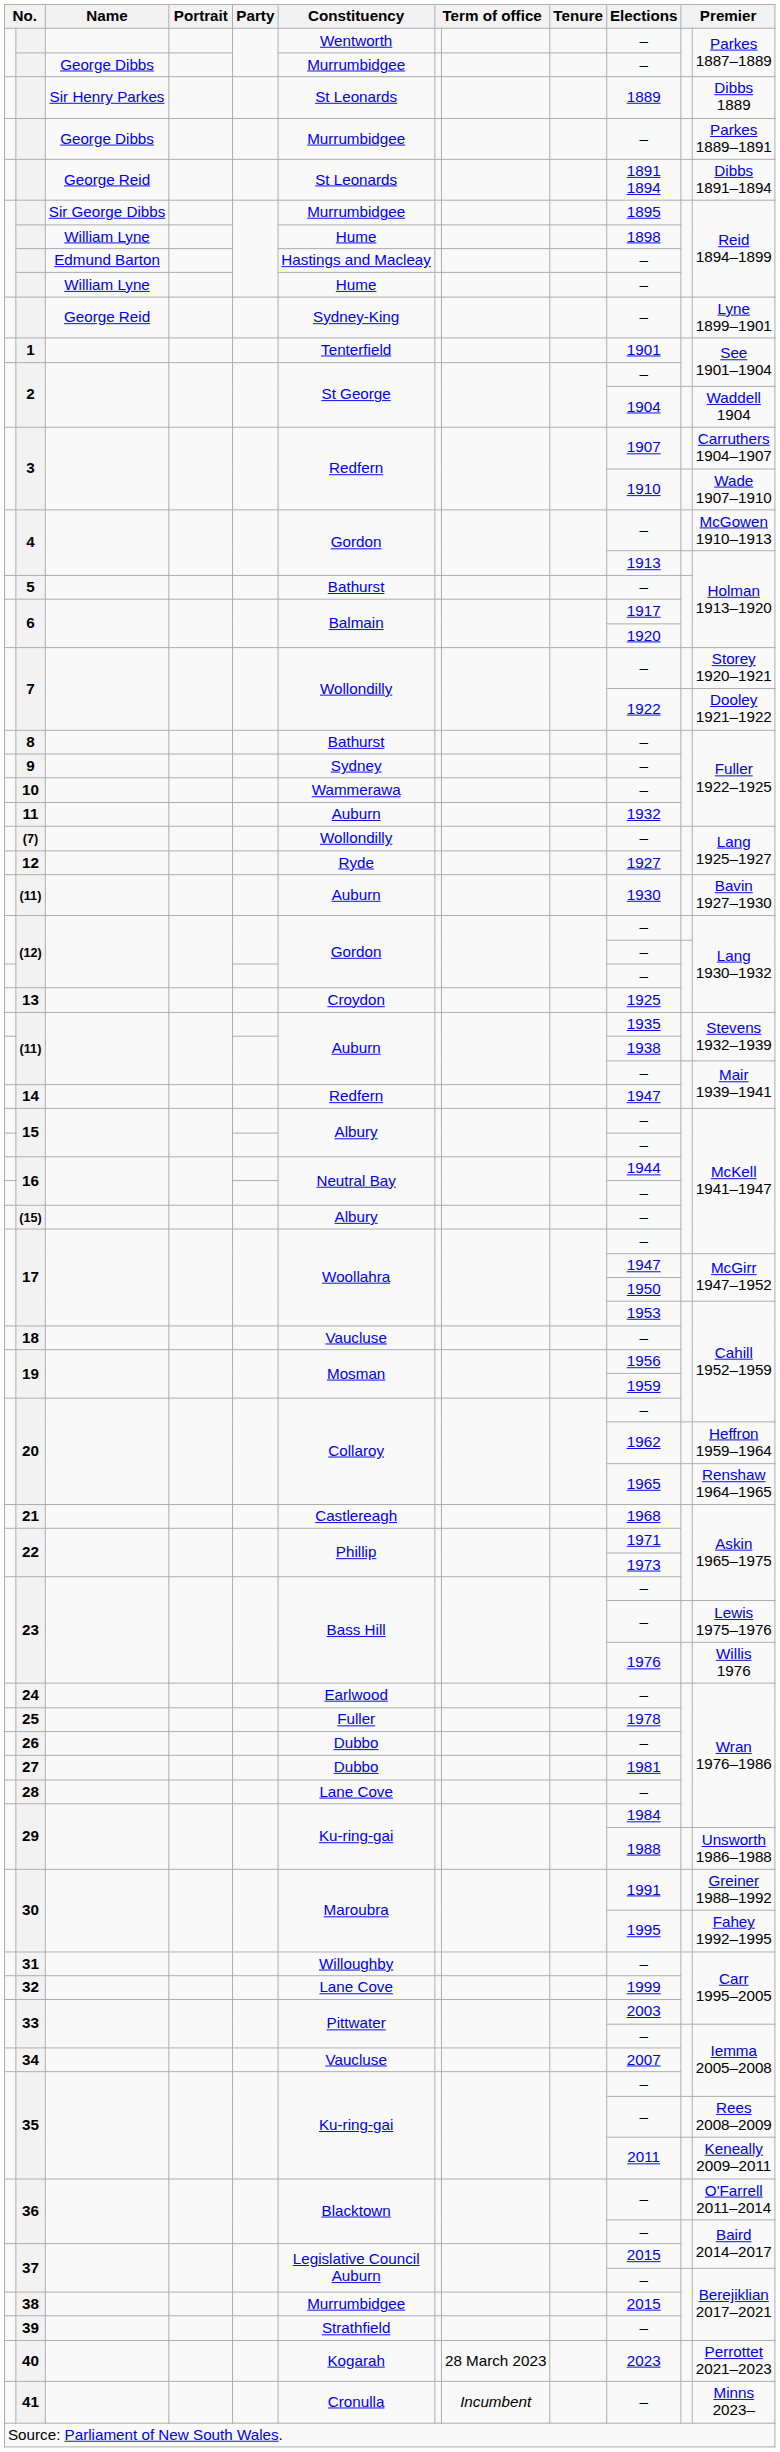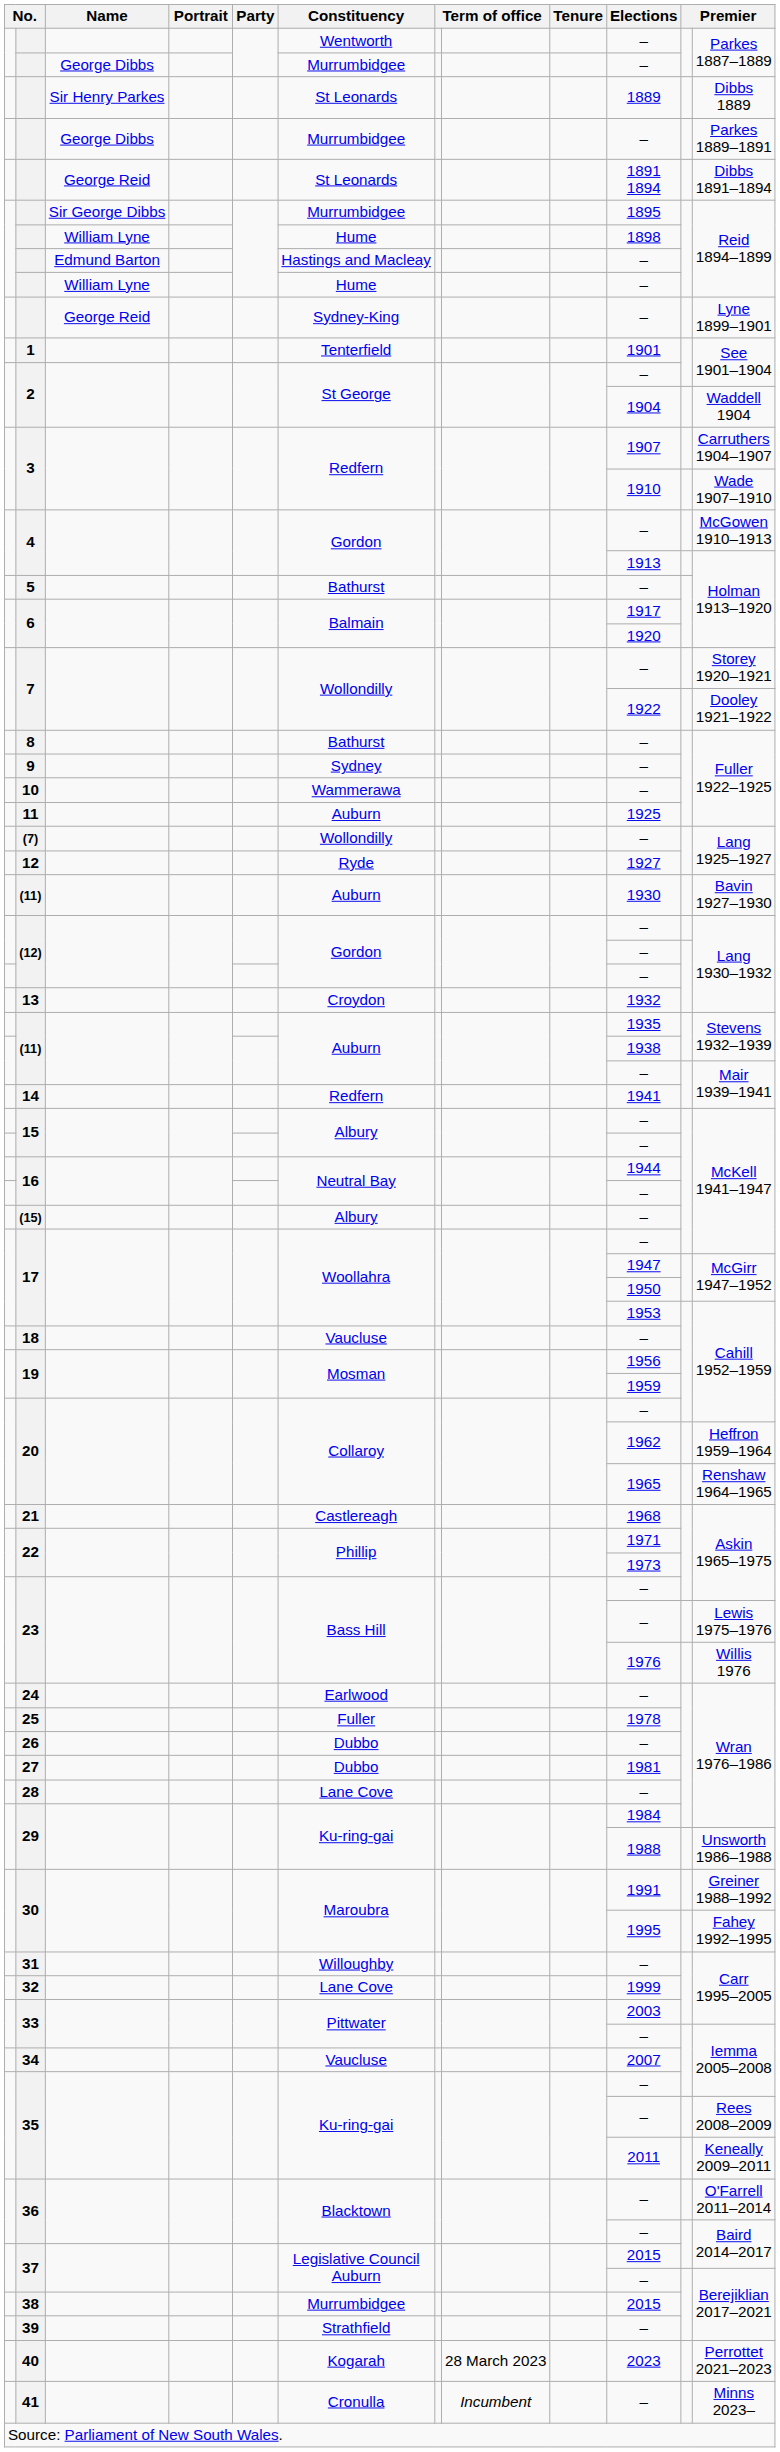(644, 814) 1932 -> (644, 814) 1925
(644, 1000) 1925 -> (644, 1000) 1932
(644, 1096) 1947 -> (644, 1096) 1941
